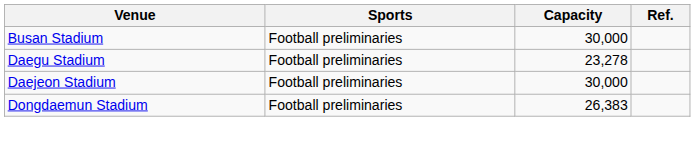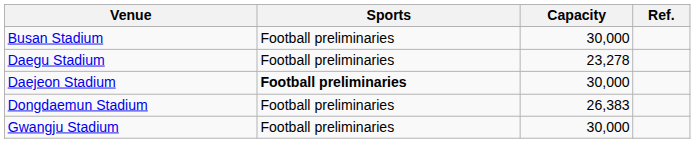(335, 82) normal -> (334, 82) bold
+ row: (63, 127)
